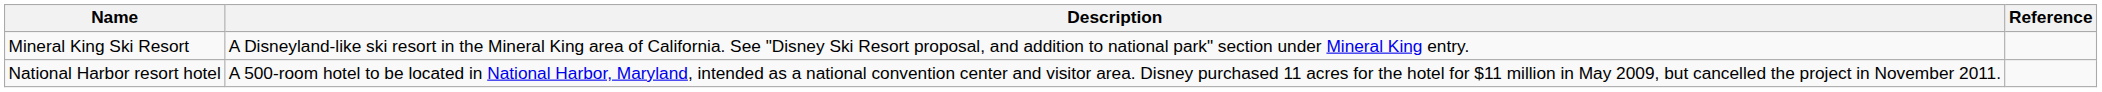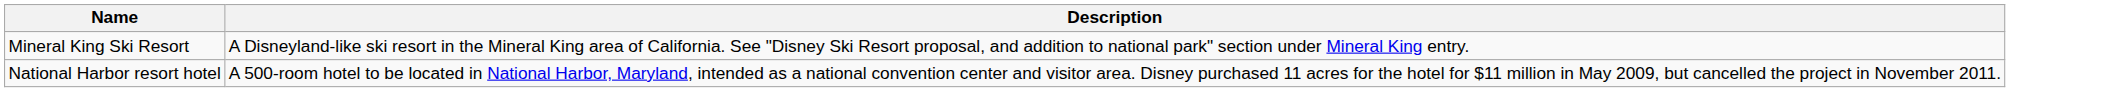- column: (2051, 18)
